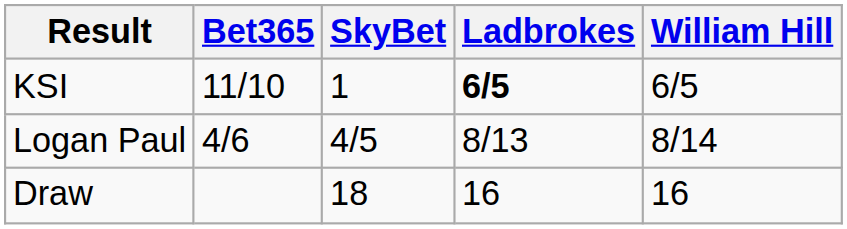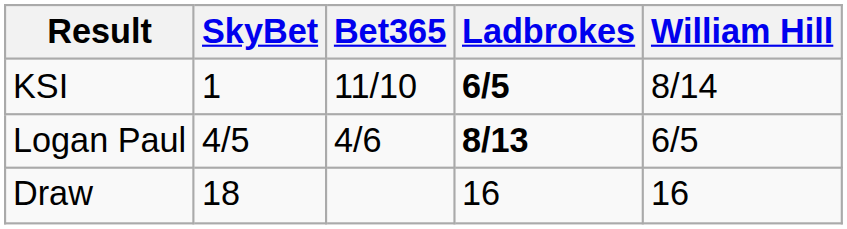columns swapped: (258, 31) <-> (388, 31)
(675, 85) 6/5 -> (684, 85) 8/14
(495, 140) normal -> (495, 140) bold
(684, 140) 8/14 -> (675, 140) 6/5
